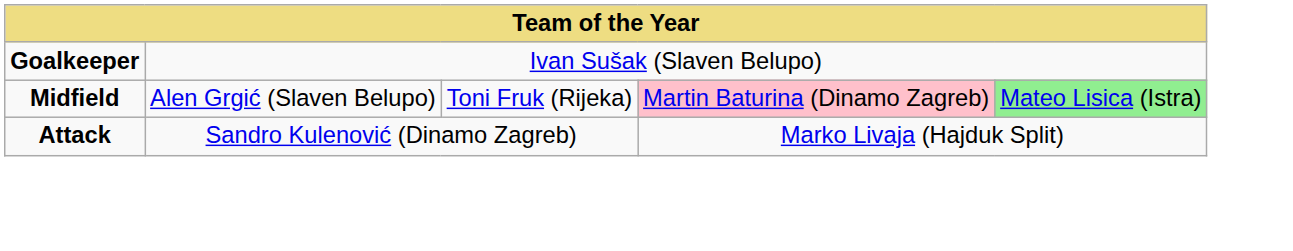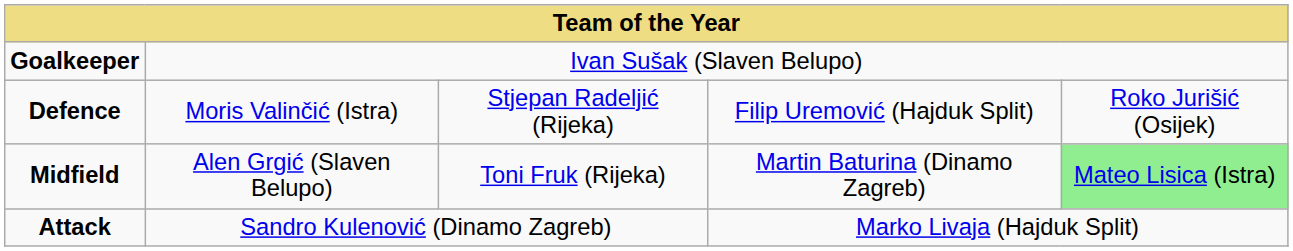+ row: (75, 111)
(816, 98) pink background -> (884, 175) no background
